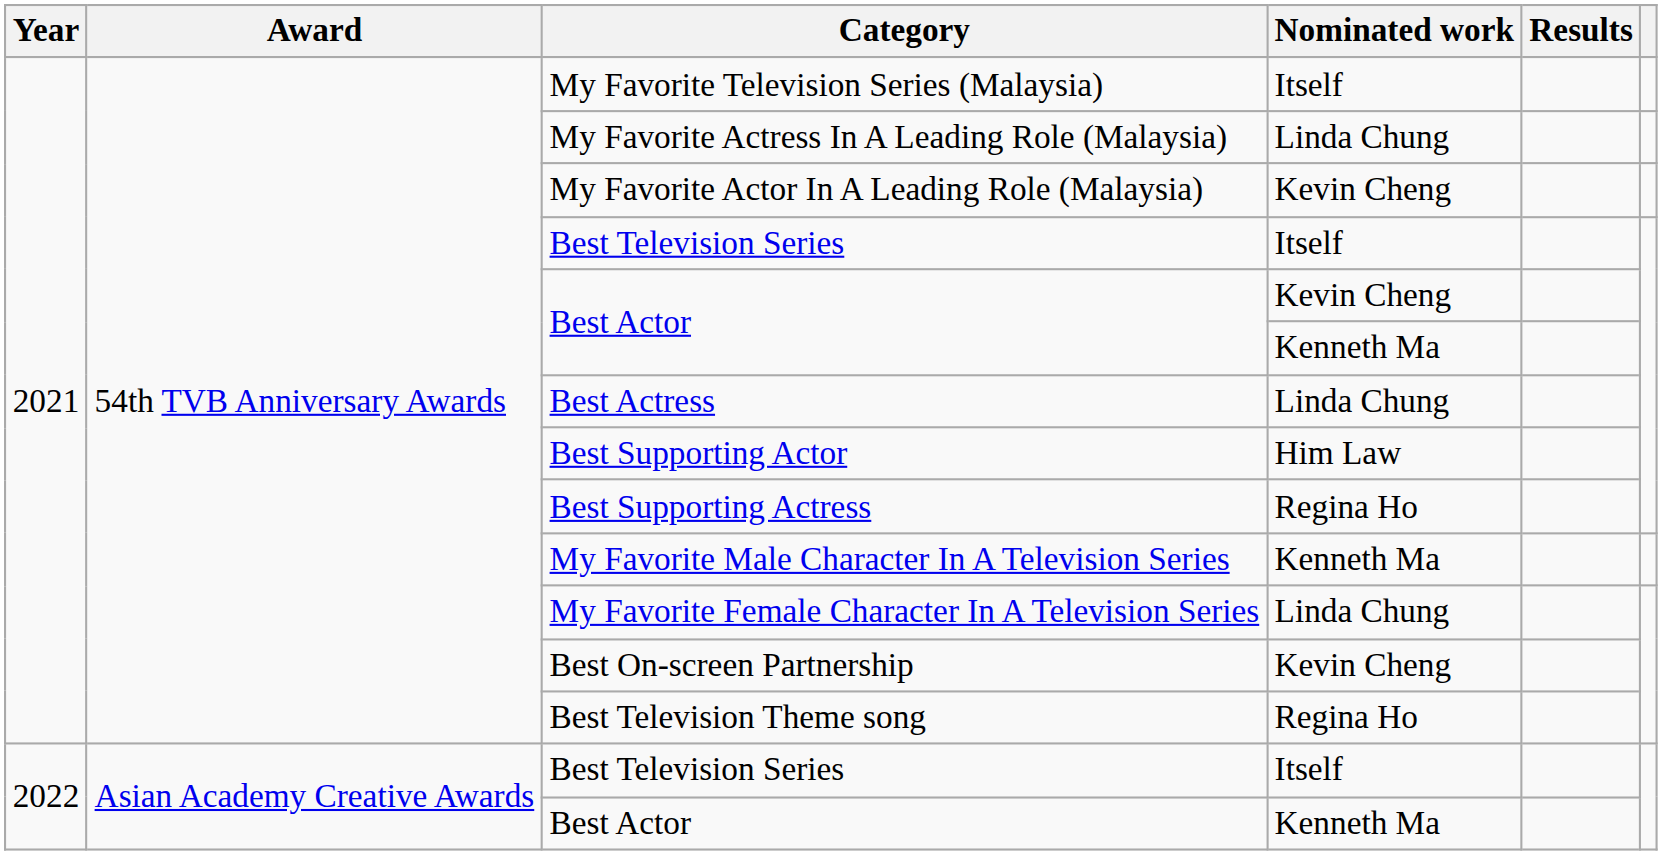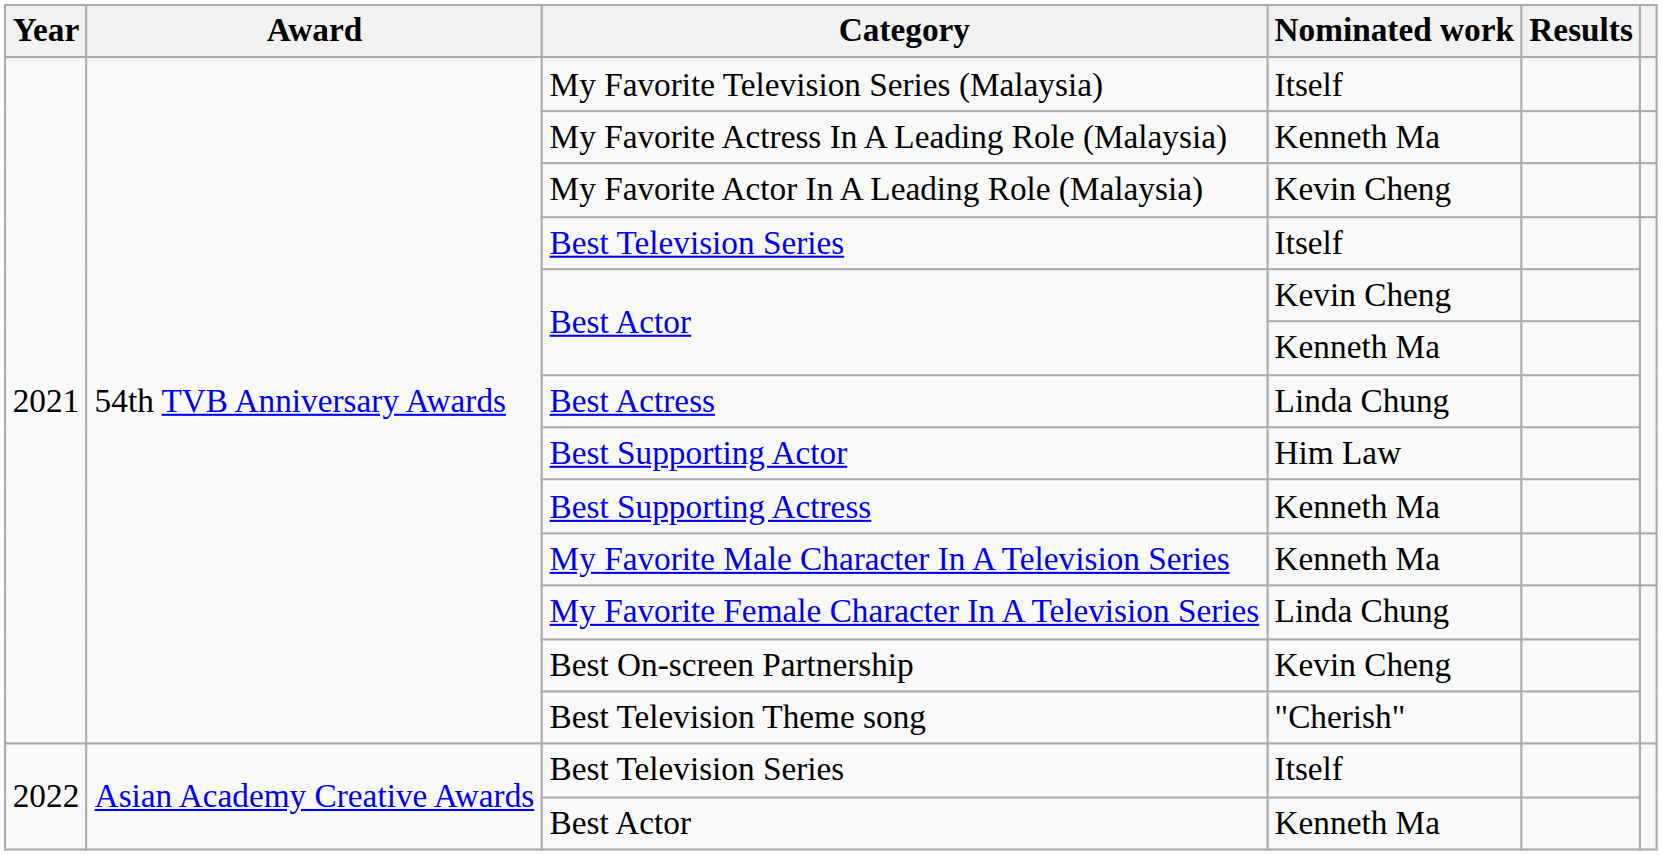(1362, 136) Linda Chung -> (1357, 136) Kenneth Ma
(1346, 505) Regina Ho -> (1357, 505) Kenneth Ma
(1346, 717) Regina Ho -> (1340, 717) "Cherish"
